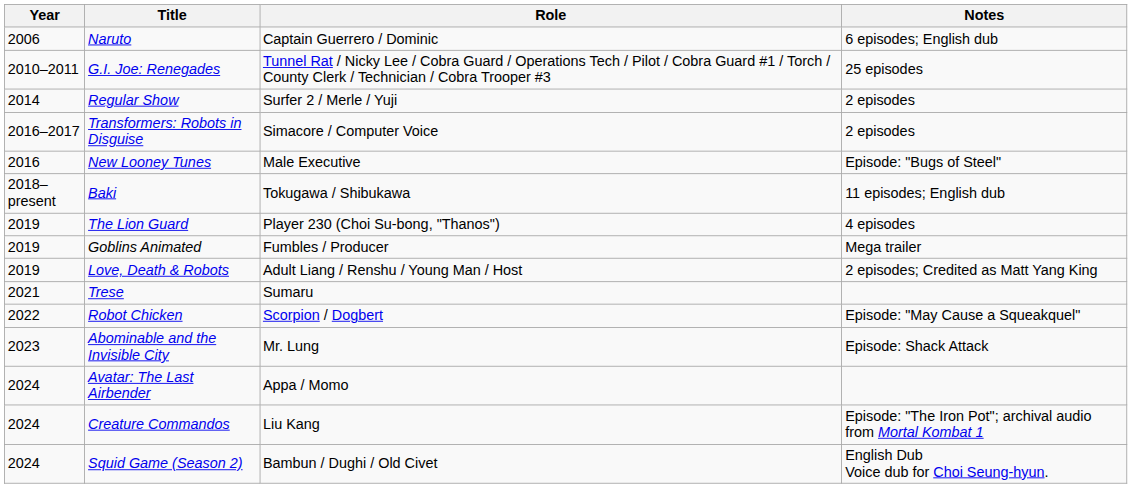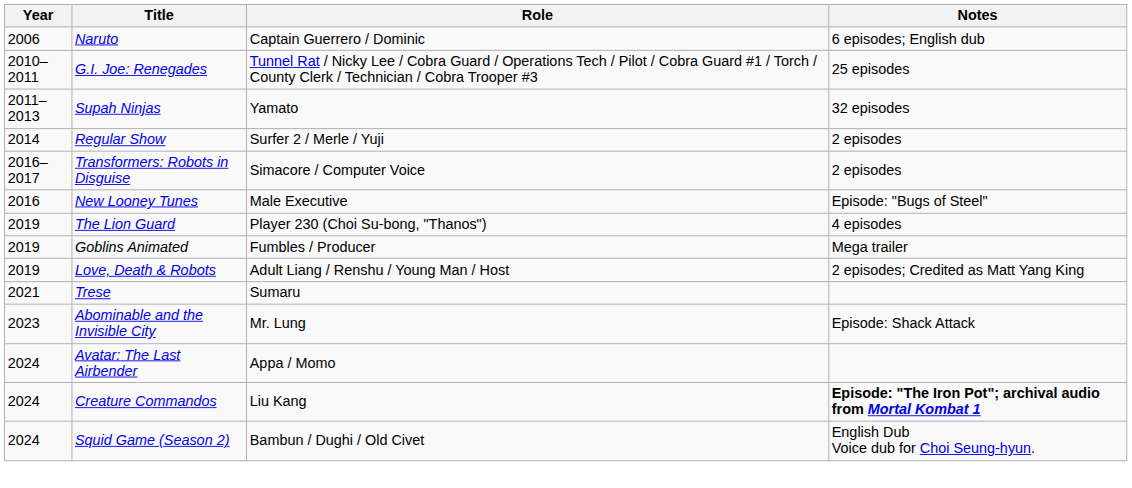+ row: (118, 108)
- row: (102, 193)
- row: (135, 315)
(968, 424) normal -> (966, 401) bold
